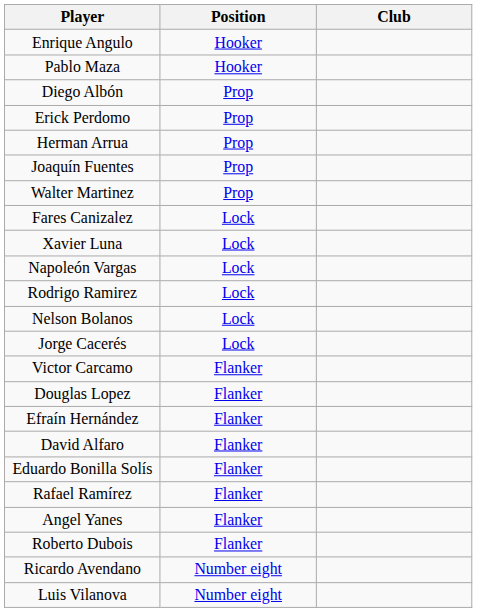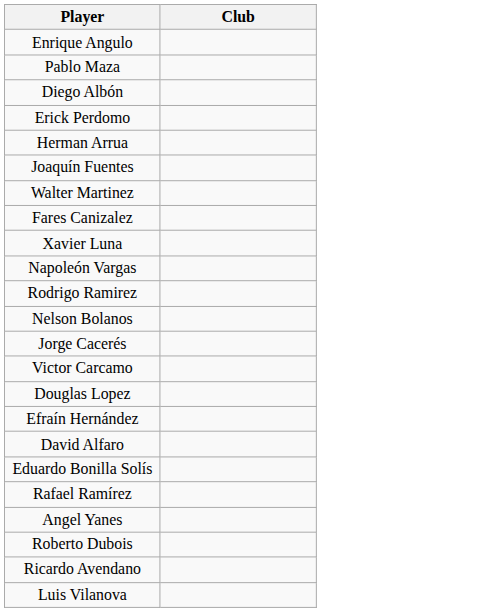- column: (238, 17)
